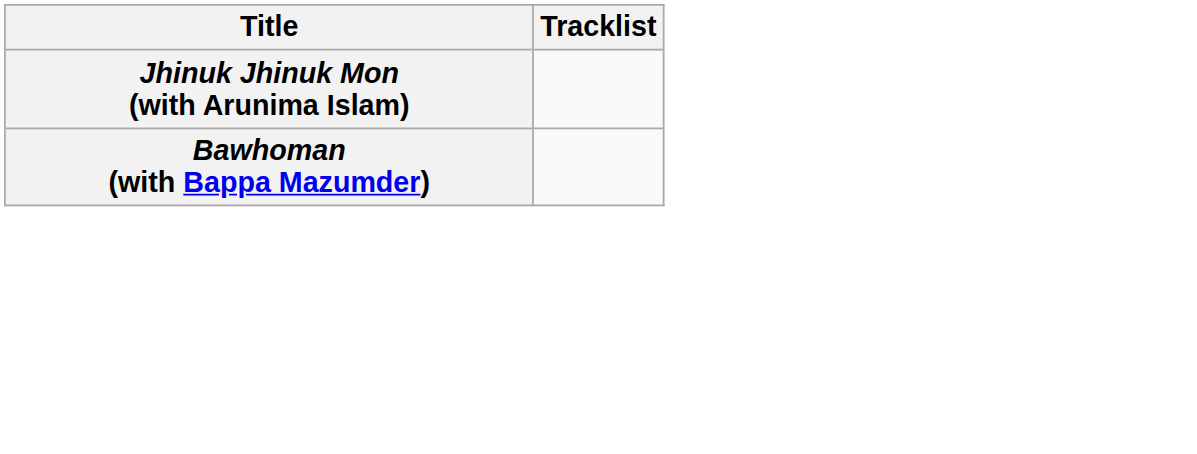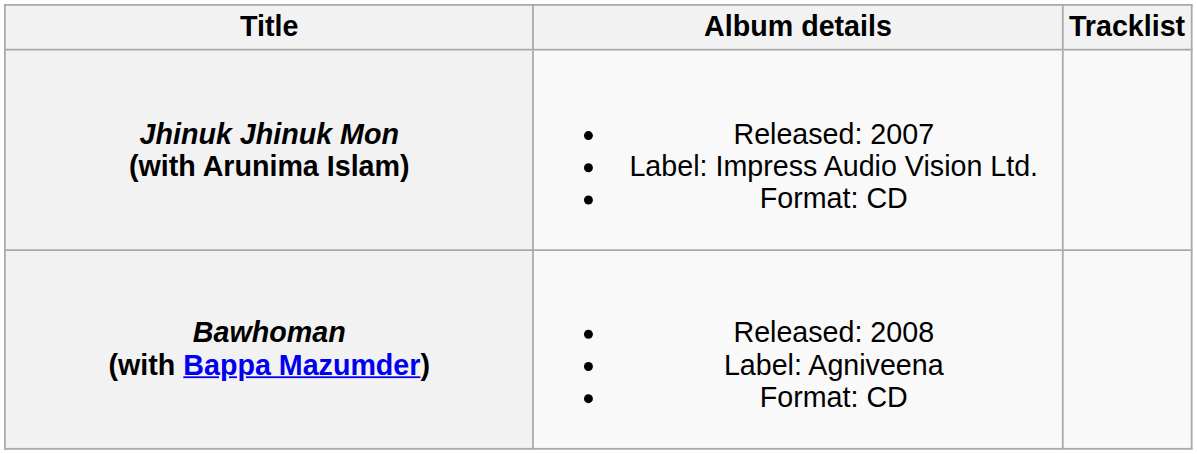+ column: (798, 27)
